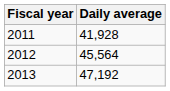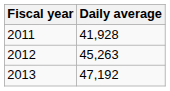(99, 55) 45,564 -> (99, 55) 45,263
